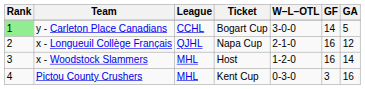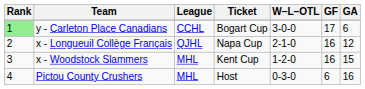(330, 28) 14 -> (330, 28) 17
(345, 28) 5 -> (345, 28) 6
(227, 60) Host -> (238, 60) Kent Cup
(348, 60) 14 -> (348, 60) 15
(238, 76) Kent Cup -> (227, 76) Host
(327, 76) 3 -> (327, 76) 6
